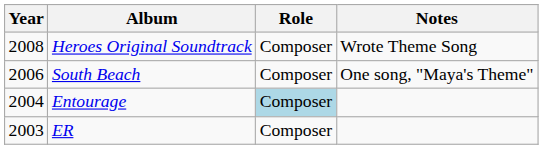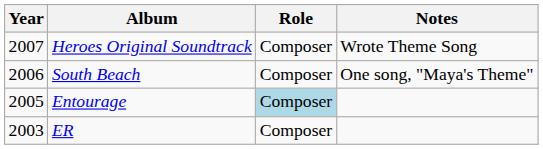(26, 46) 2008 -> (26, 46) 2007
(26, 102) 2004 -> (26, 102) 2005
